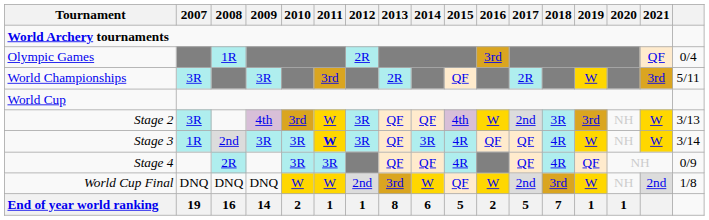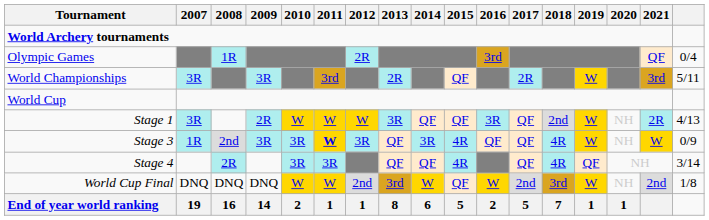+ row: (154, 120)
- row: (154, 120)
(688, 141) 3/14 -> (688, 141) 0/9
(688, 162) 0/9 -> (688, 162) 3/14
